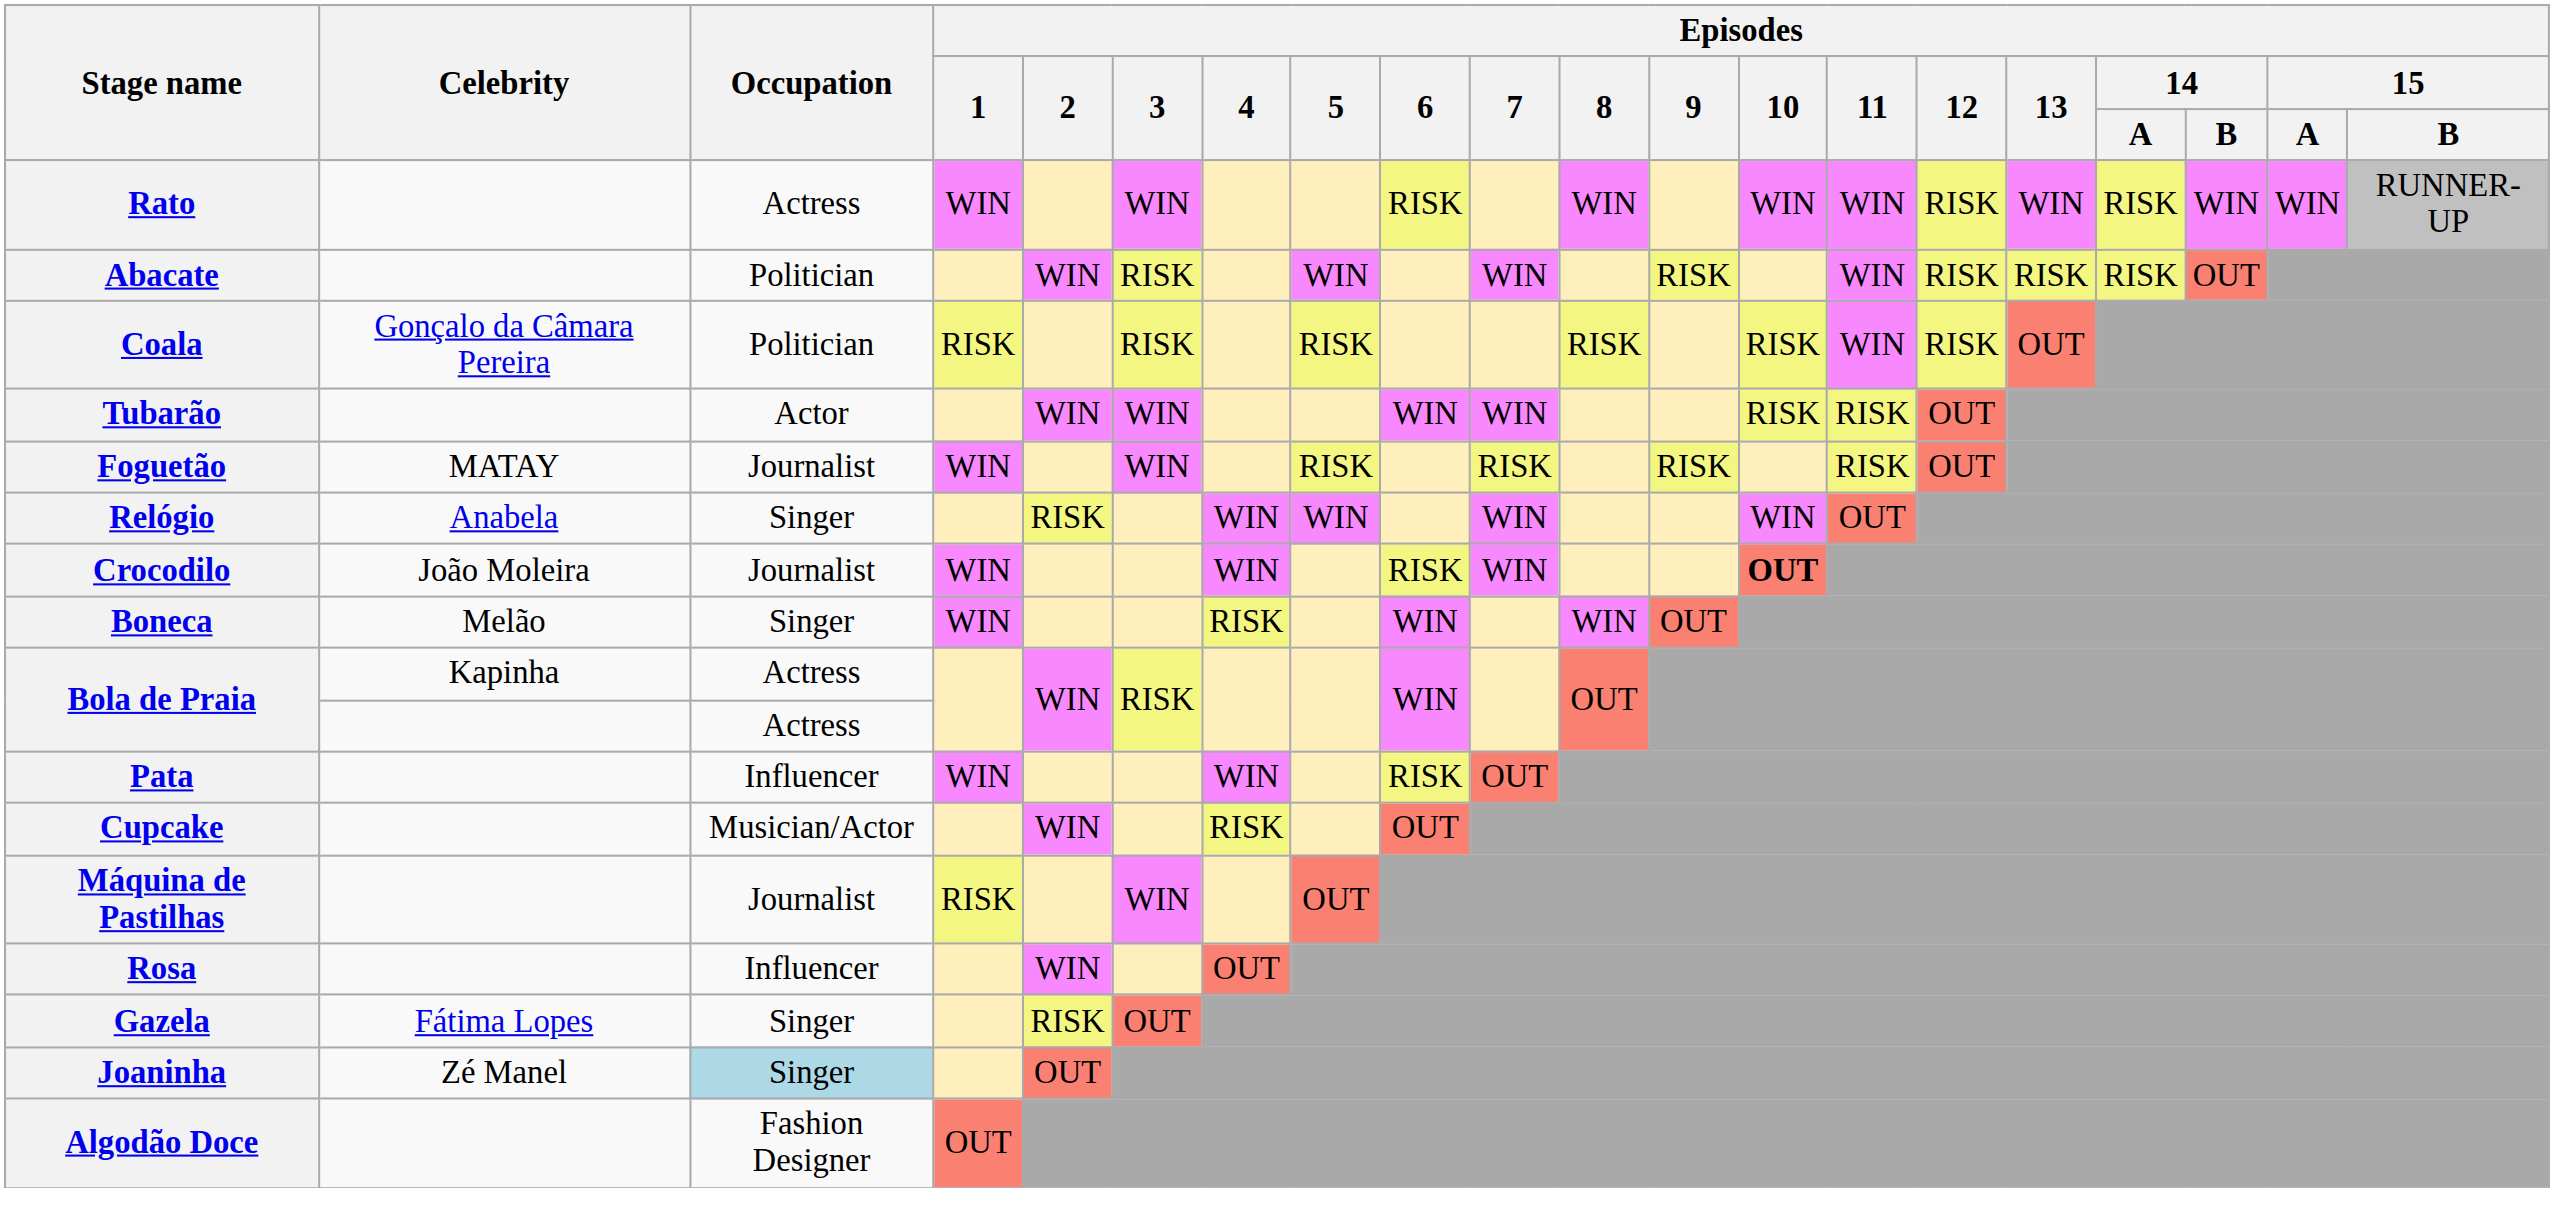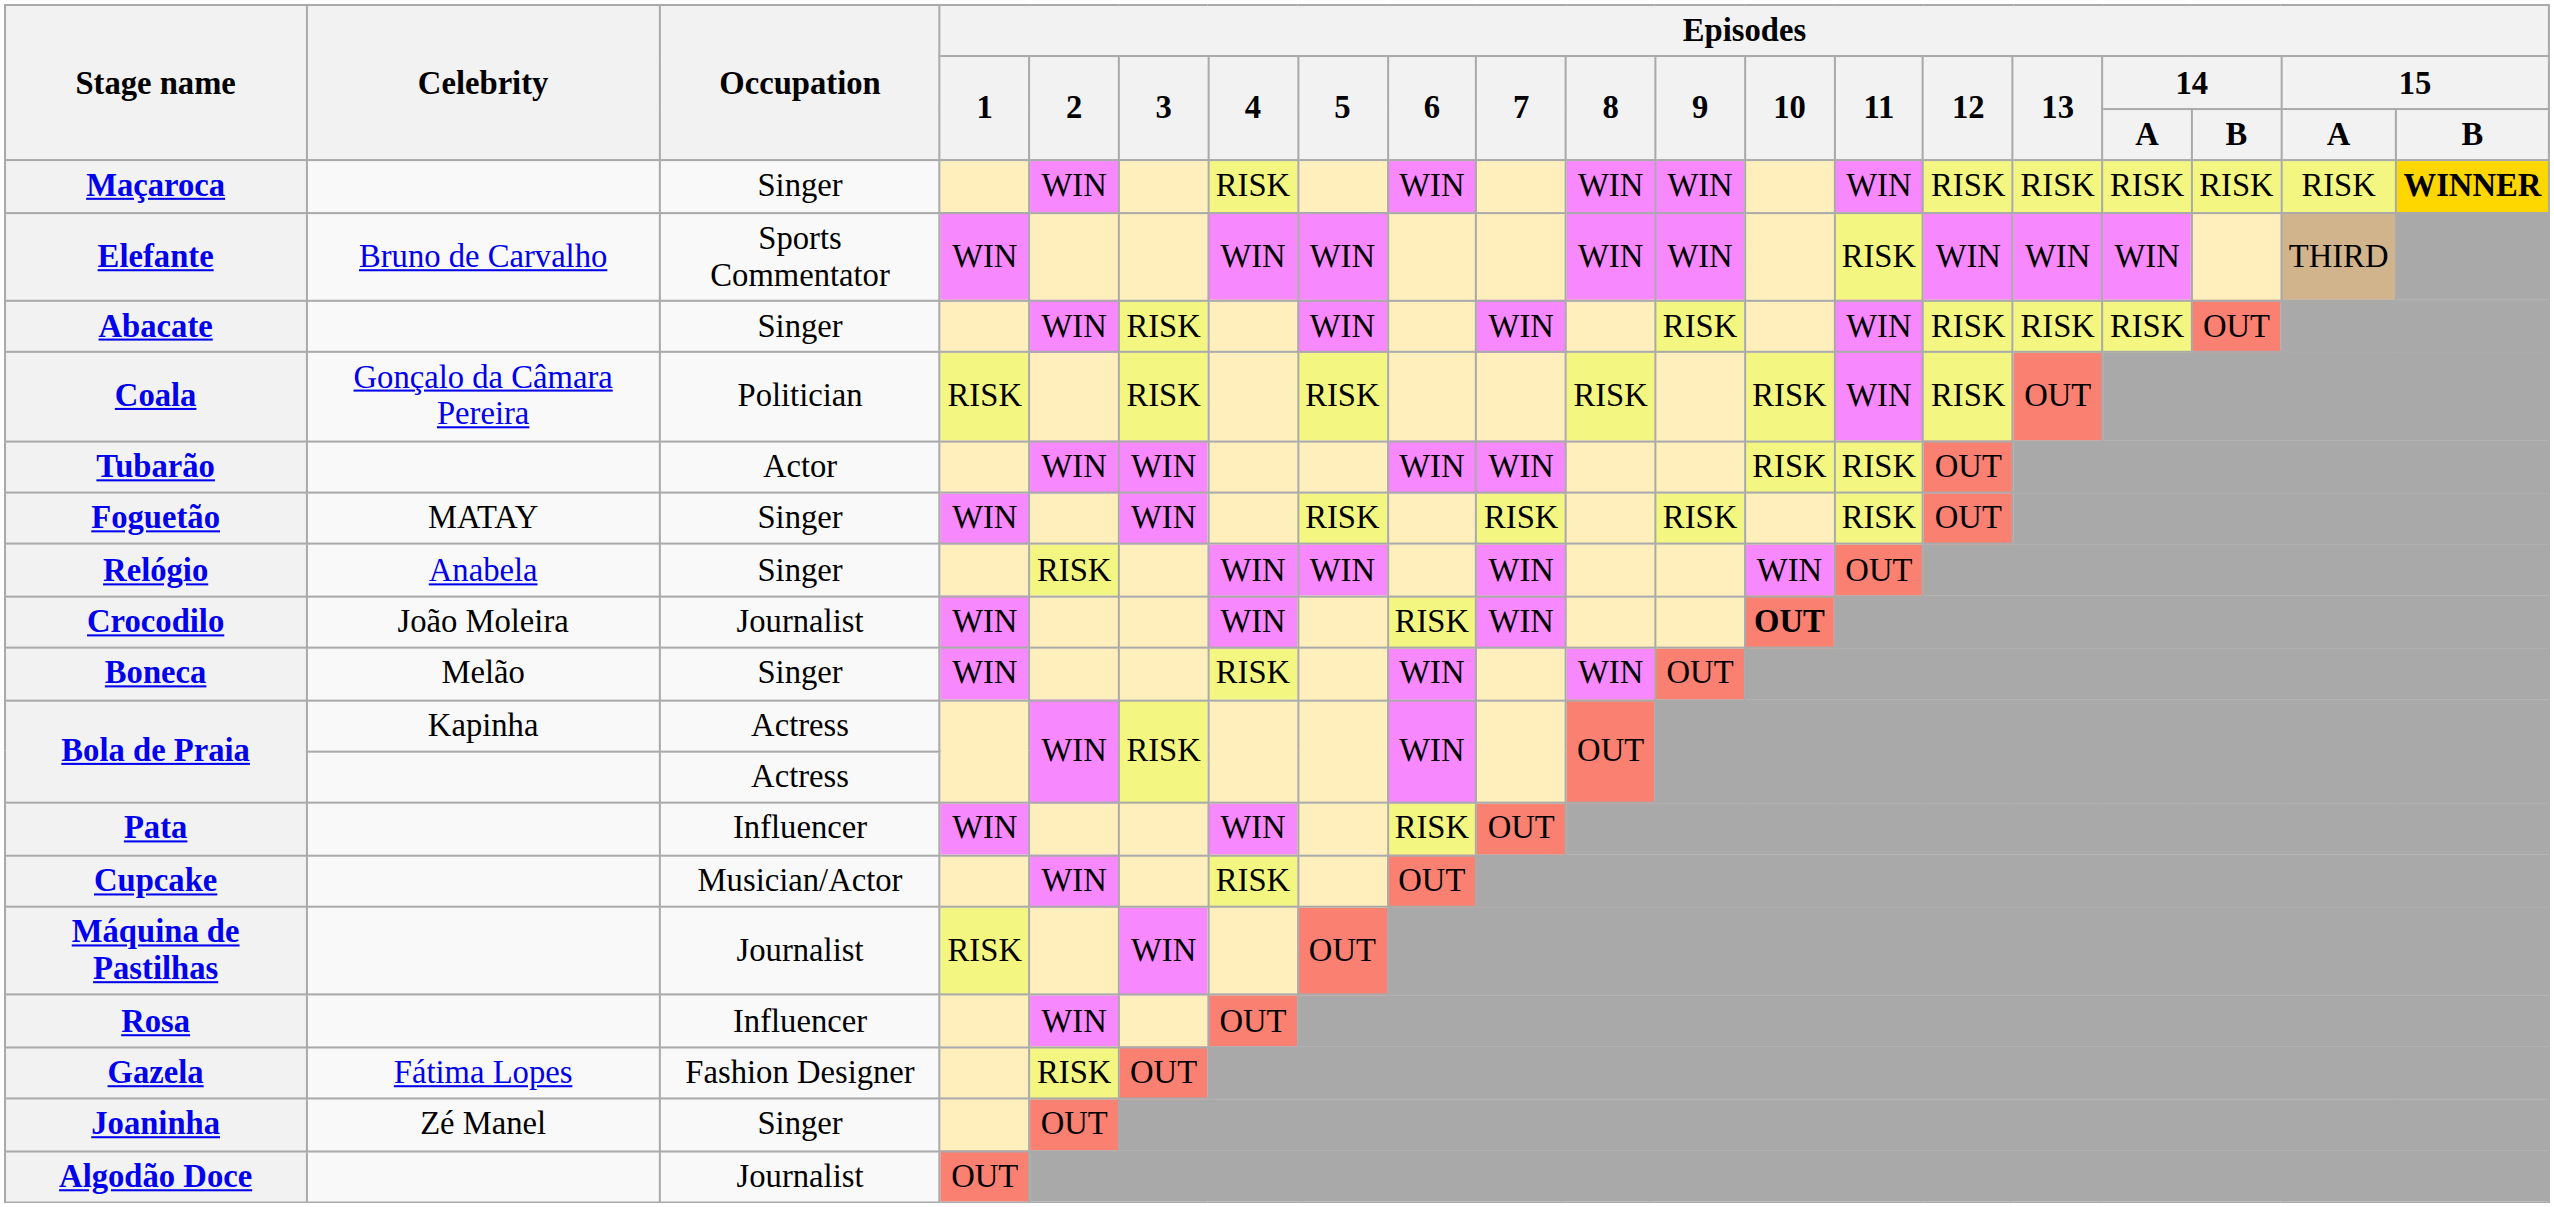+ row: (156, 185)
- row: (162, 204)
+ row: (156, 255)
(812, 274) Politician -> (800, 325) Singer
(812, 466) Journalist -> (800, 517) Singer
(812, 1020) Singer -> (800, 1072) Fashion Designer
(812, 1072) lightblue background -> (800, 1124) no background
(812, 1142) Fashion Designer -> (800, 1175) Journalist
